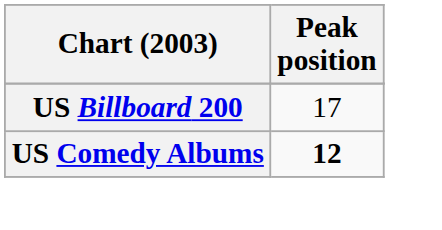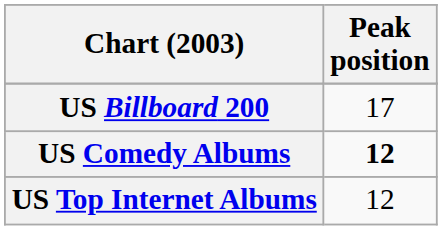+ row: (164, 199)
